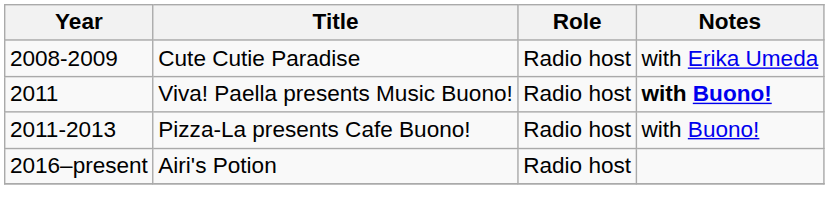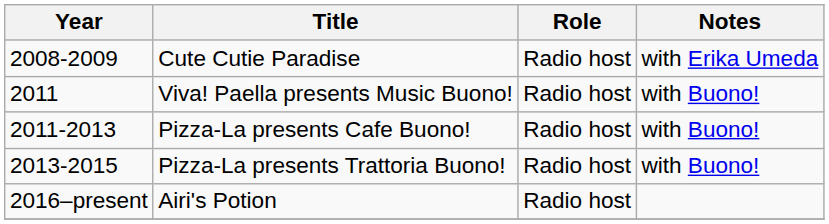(707, 93) bold -> (700, 93) normal
+ row: (332, 165)
